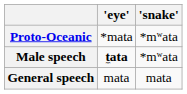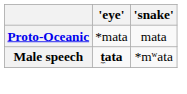(159, 36) *mʷata -> (154, 36) mata
- row: (51, 78)
